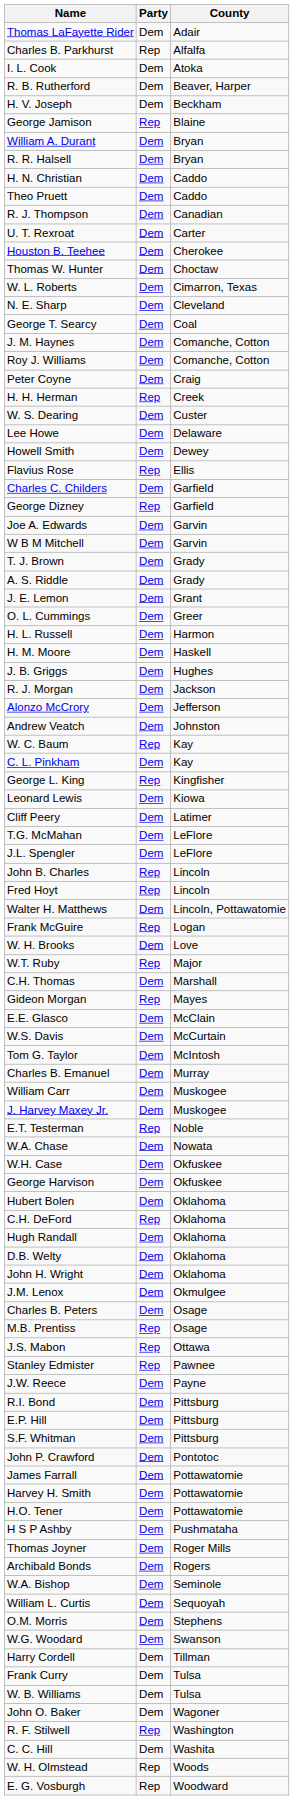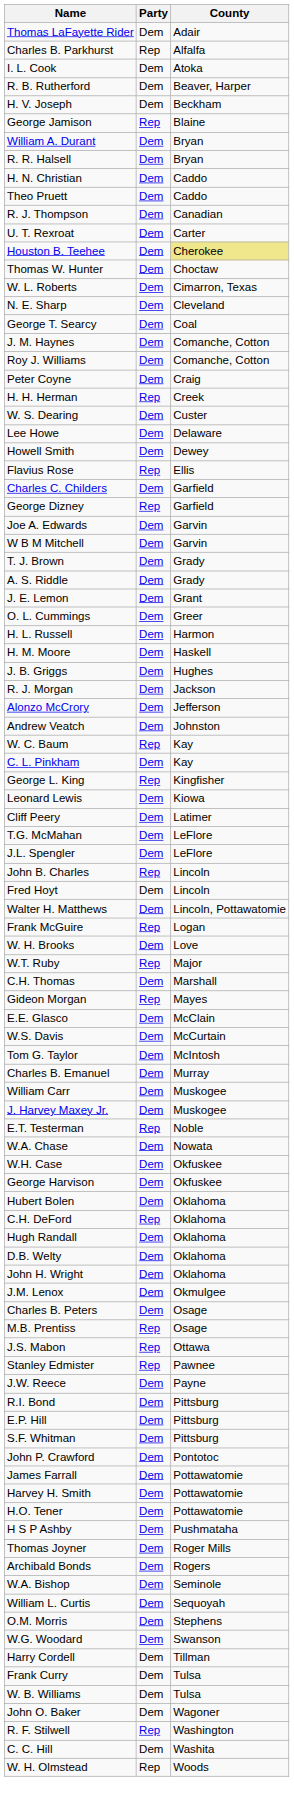(198, 251) no background -> (198, 251) khaki background
(150, 890) Rep -> (151, 890) Dem
- row: (46, 1785)
